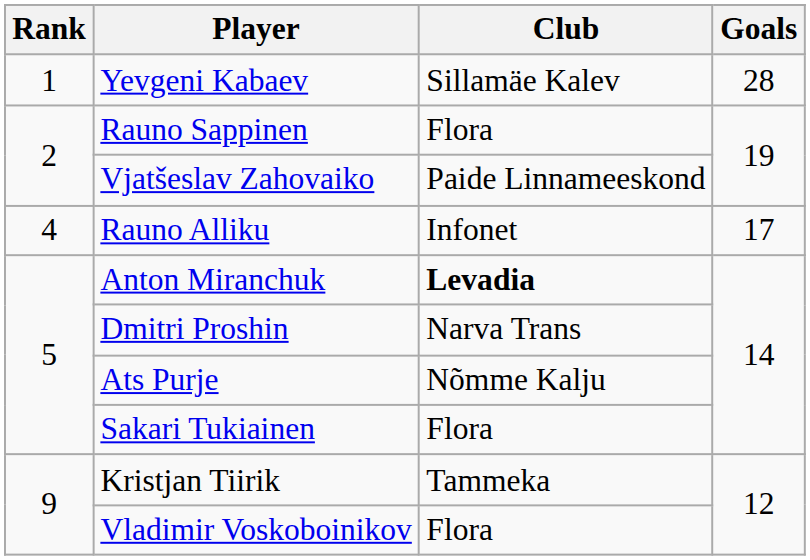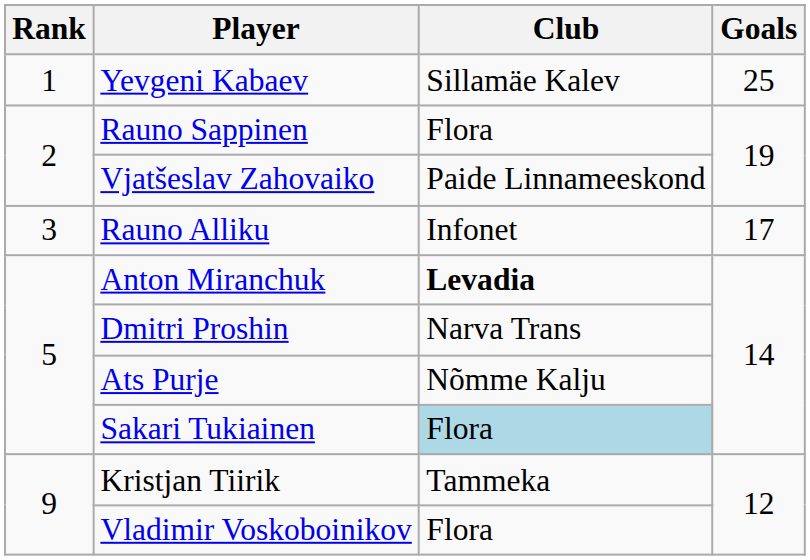(759, 79) 28 -> (759, 79) 25
(49, 229) 4 -> (49, 229) 3
(460, 429) no background -> (460, 429) lightblue background
